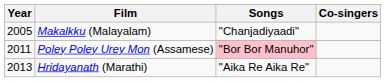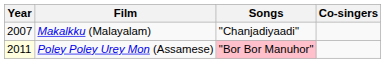(20, 31) 2005 -> (20, 31) 2007
(19, 49) no background -> (19, 49) lightyellow background
- row: (92, 67)
